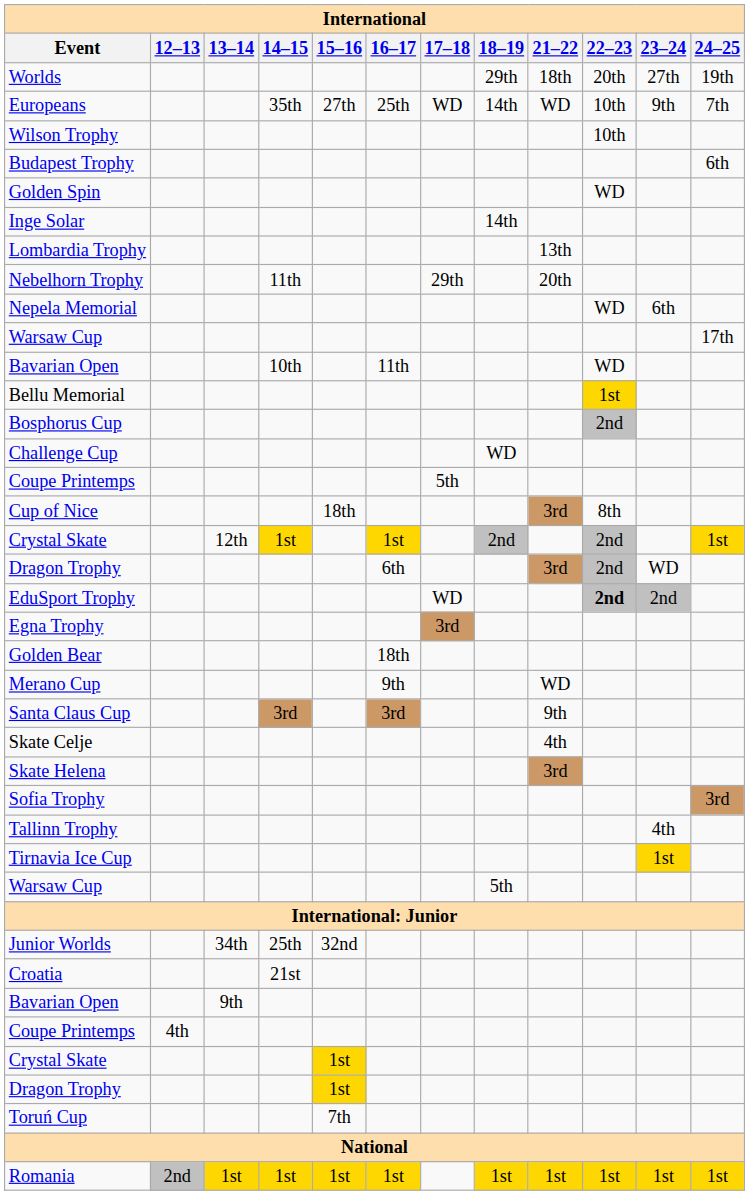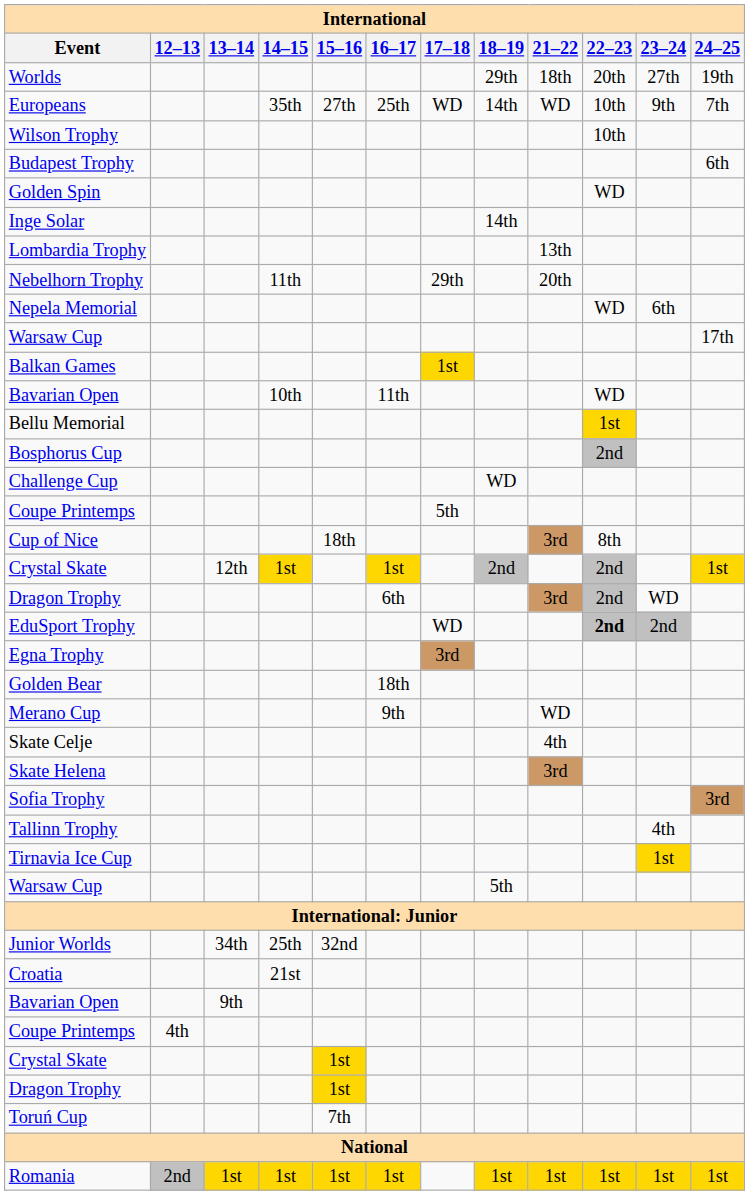+ row: (62, 366)
- row: (70, 713)
